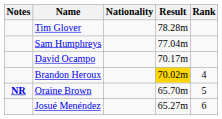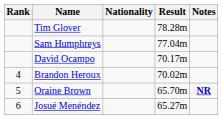columns swapped: (204, 12) <-> (18, 12)
(173, 75) gold background -> (172, 75) no background
